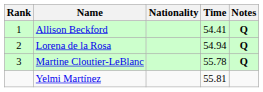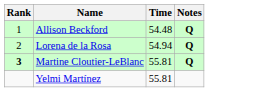- column: (174, 12)
(215, 29) 54.41 -> (160, 29) 54.48
(19, 62) normal -> (19, 62) bold
(215, 62) 55.78 -> (160, 62) 55.81
